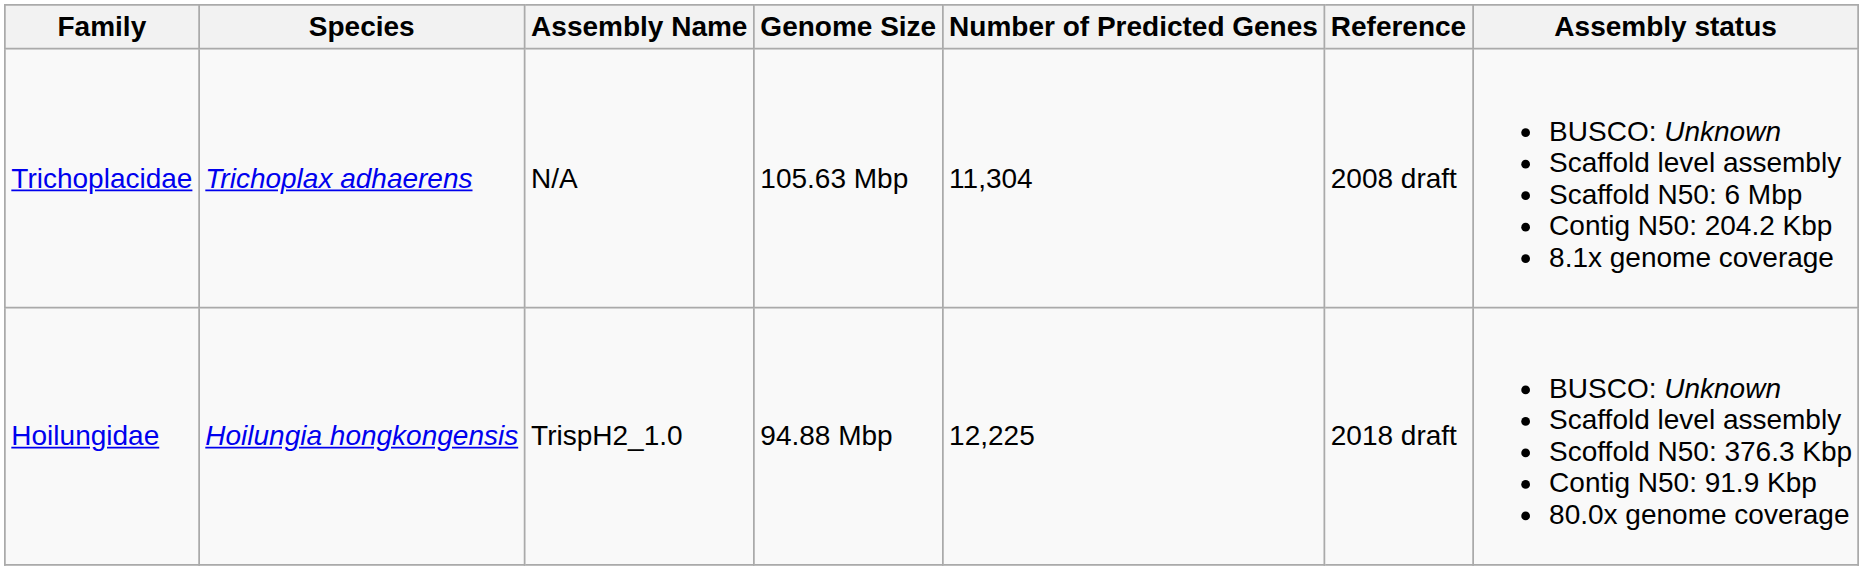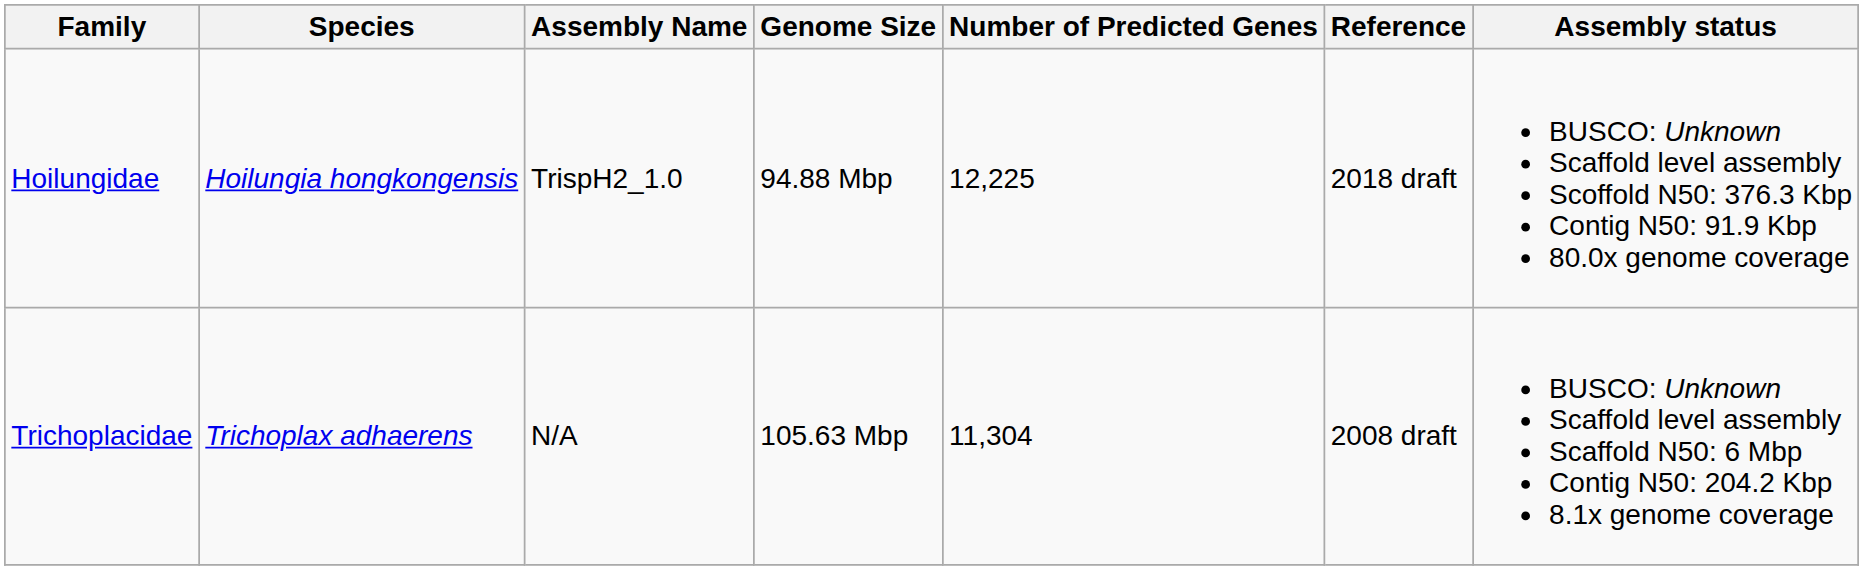rows swapped: (102, 177) <-> (85, 435)
